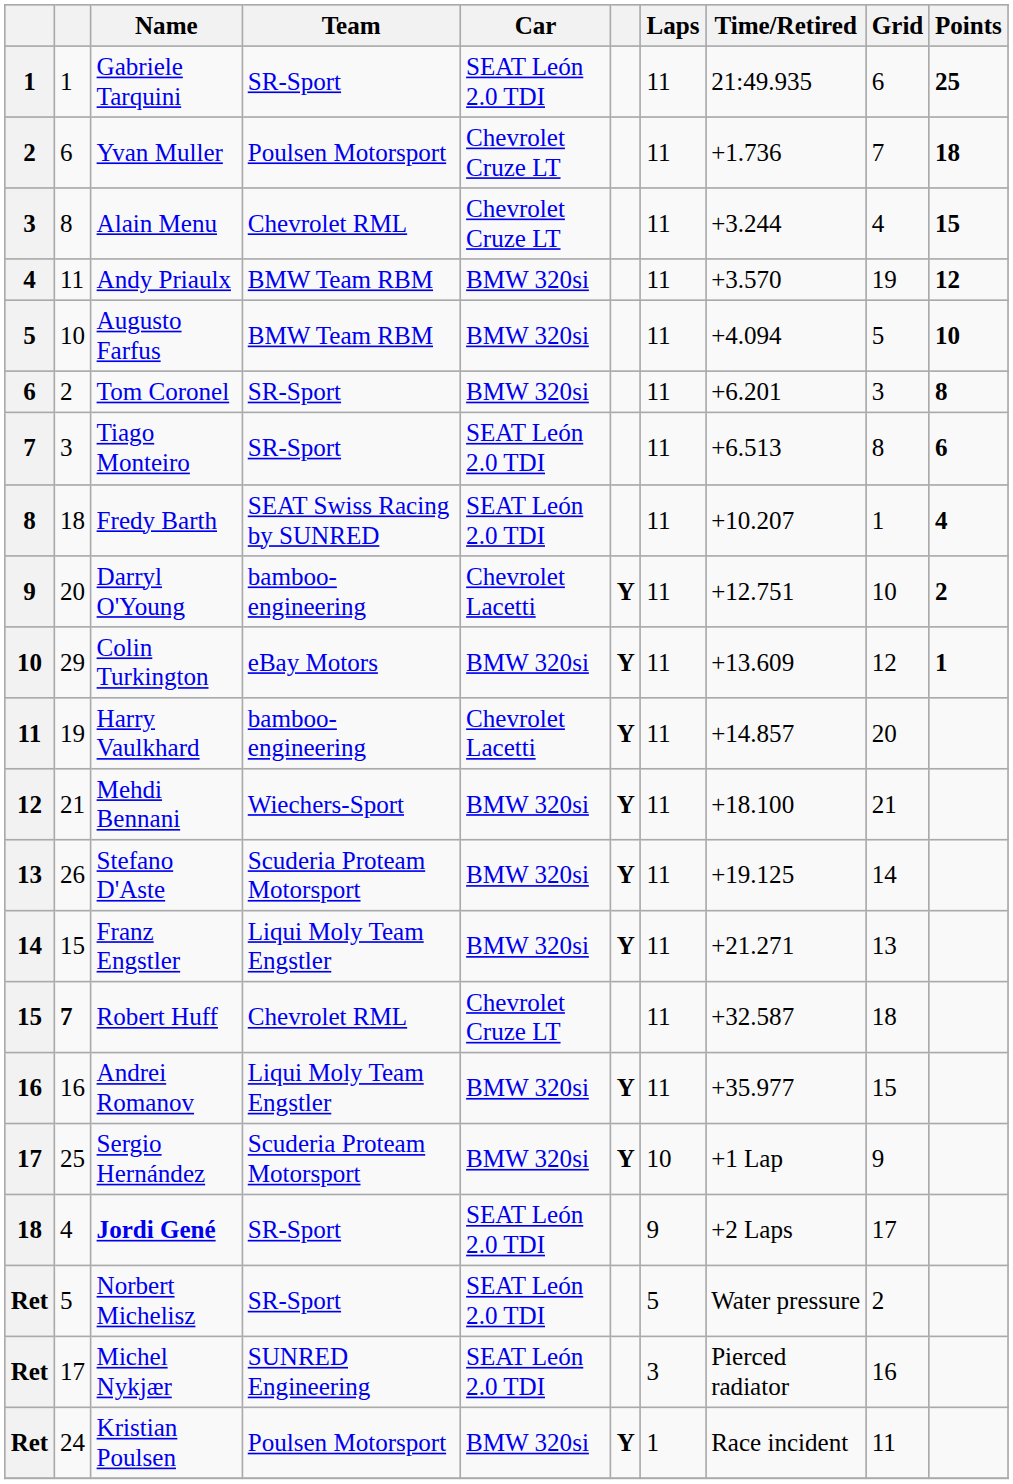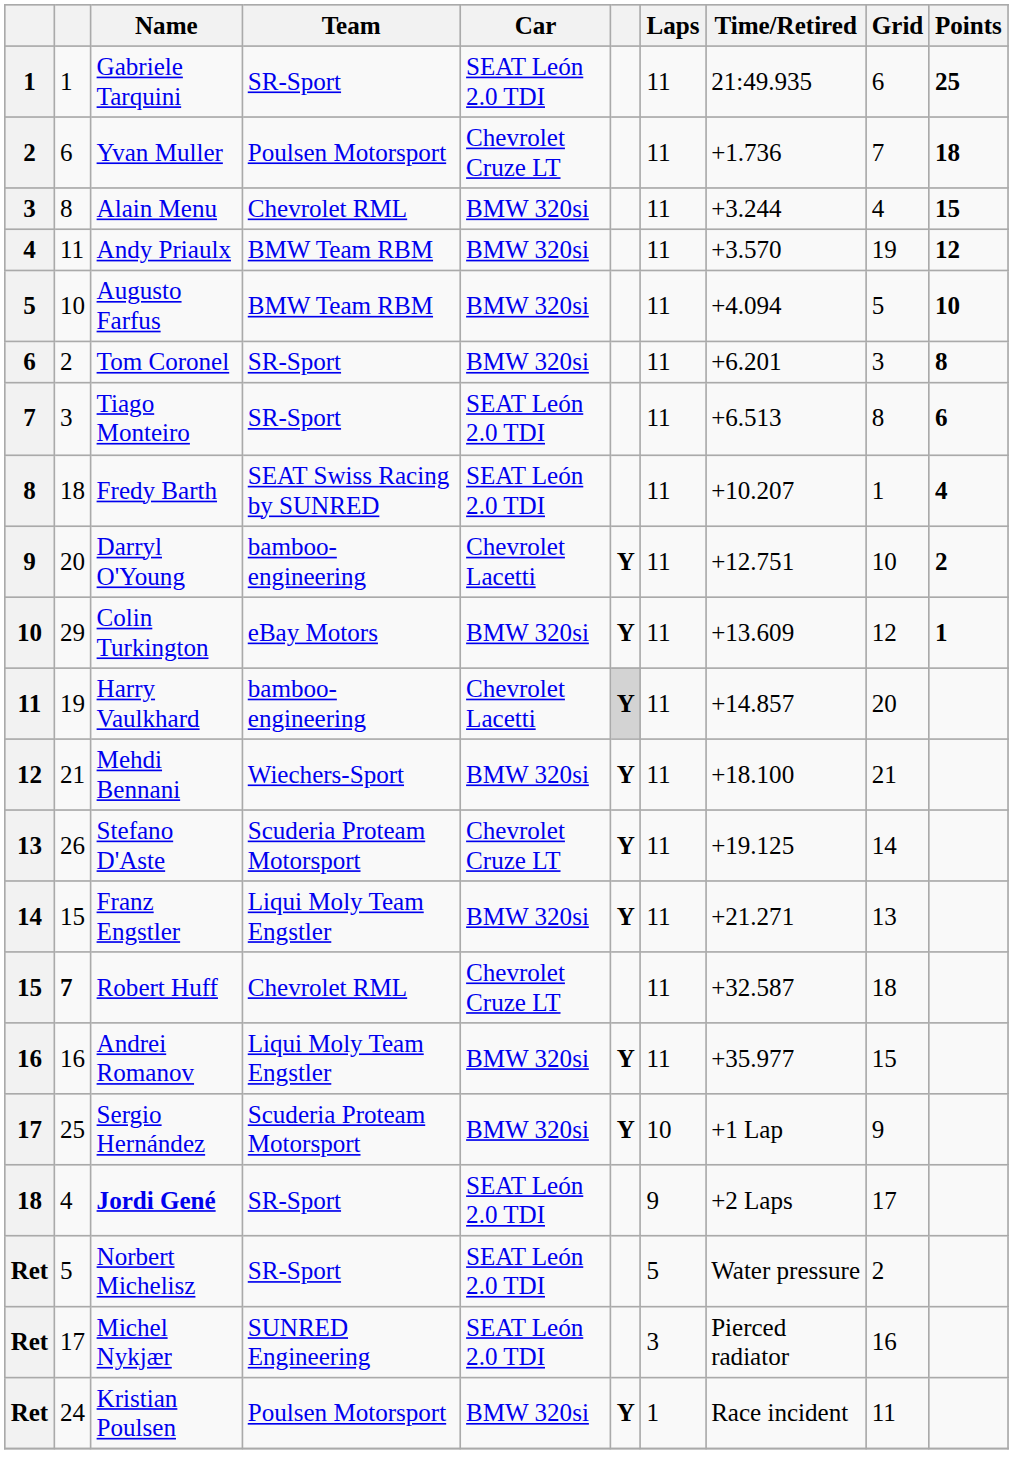(516, 223) Chevrolet Cruze LT -> (527, 208) BMW 320si
(626, 732) no background -> (626, 702) lightgrey background
(527, 874) BMW 320si -> (516, 845) Chevrolet Cruze LT
